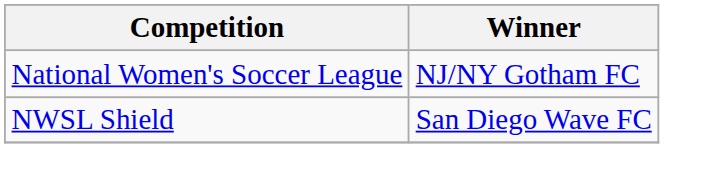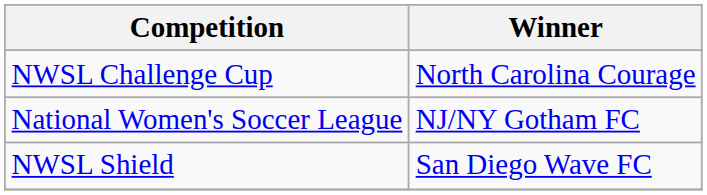+ row: (142, 73)
